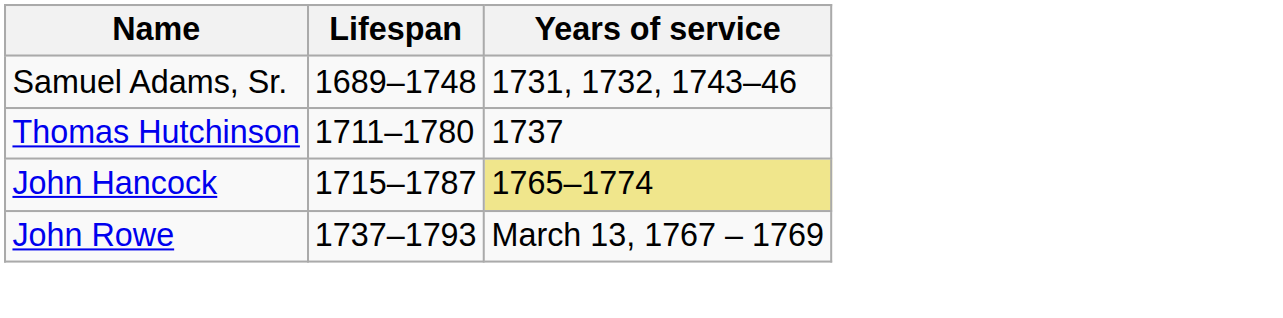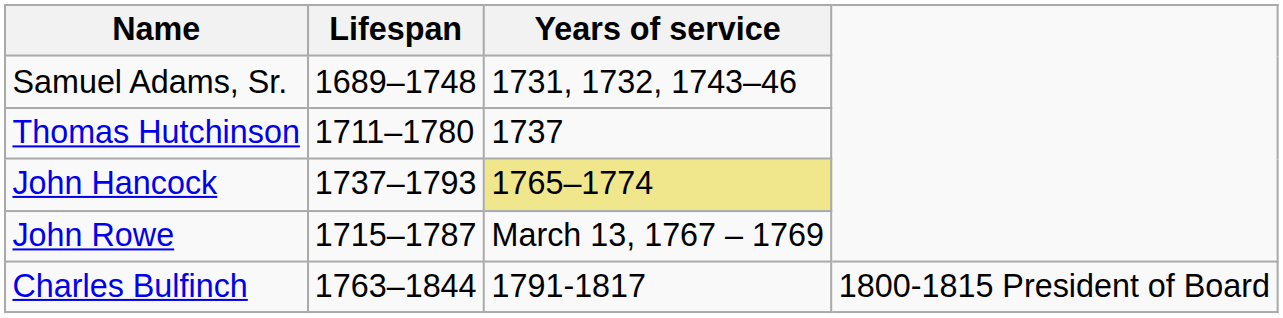(396, 183) 1715–1787 -> (396, 183) 1737–1793
(396, 235) 1737–1793 -> (396, 235) 1715–1787
+ row: (130, 286)
